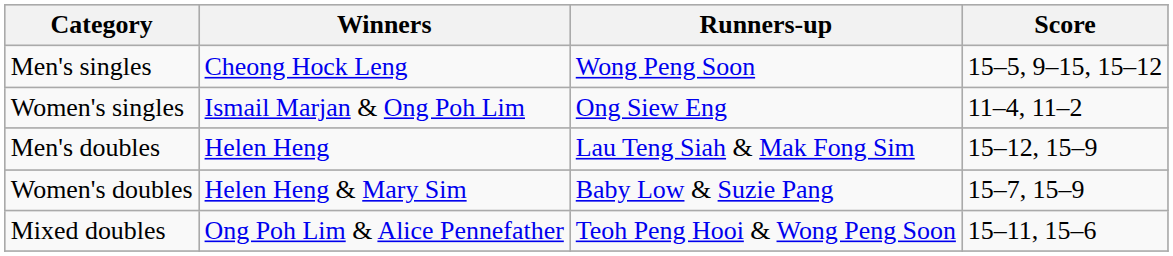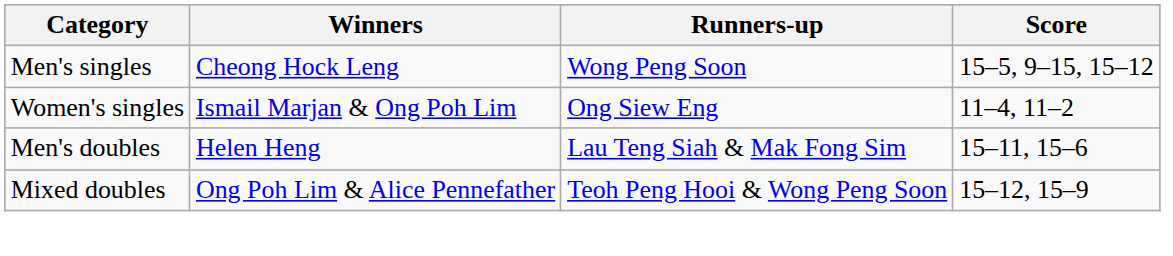(1033, 148) 15–12, 15–9 -> (1024, 148) 15–11, 15–6
- row: (102, 189)
(1032, 230) 15–11, 15–6 -> (1024, 189) 15–12, 15–9
